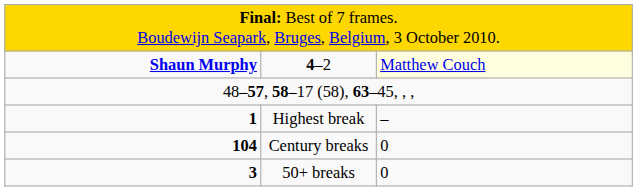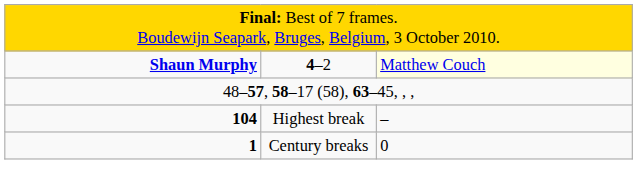(253, 118) 1 -> (245, 118) 104
(245, 145) 104 -> (253, 145) 1
- row: (319, 172)
